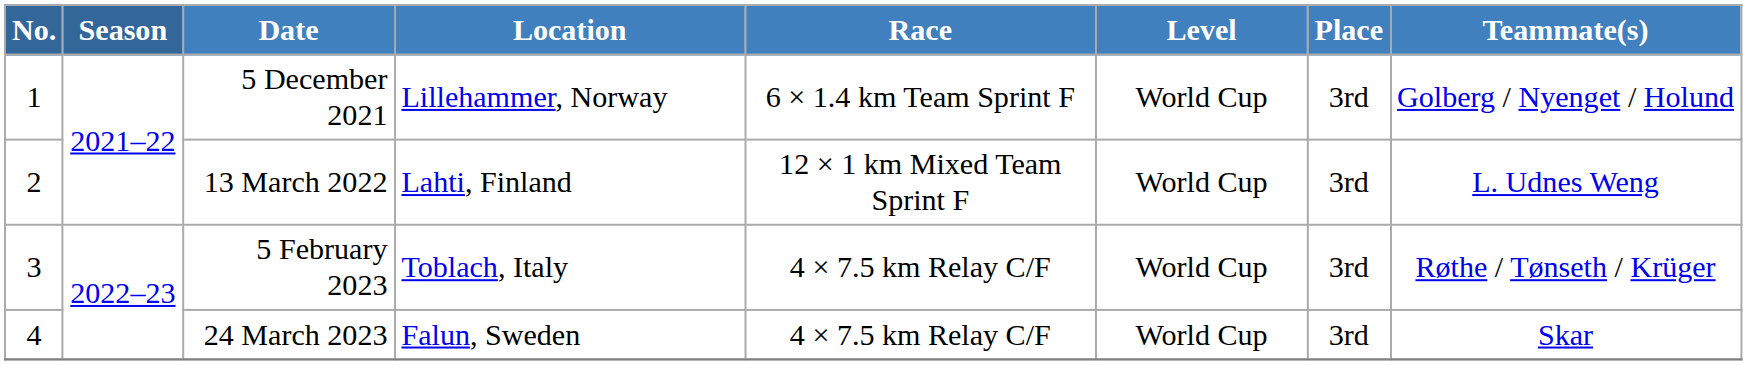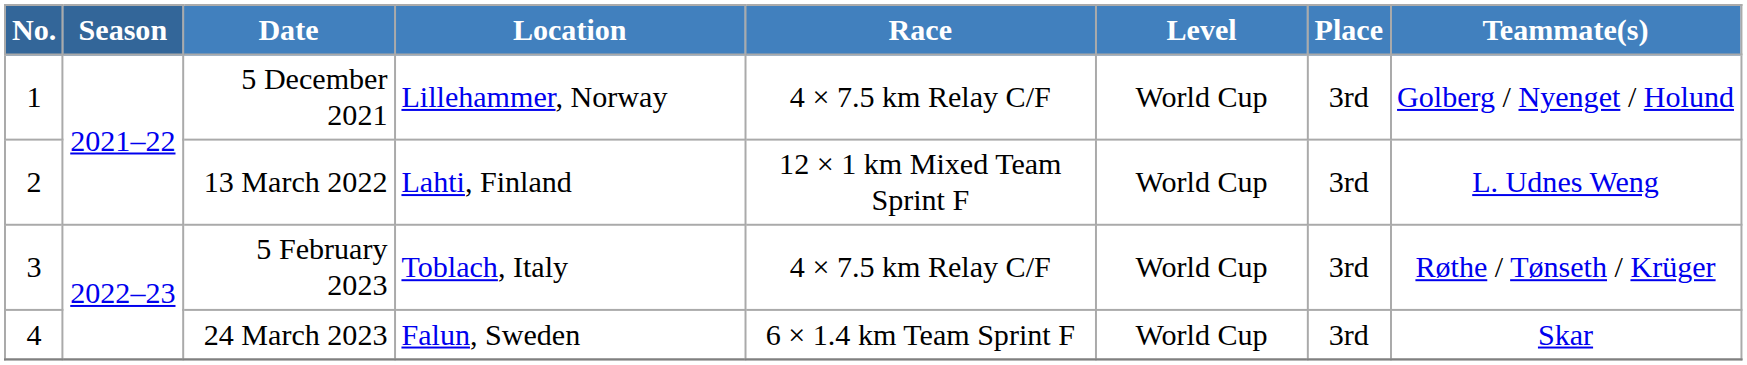(920, 96) 6 × 1.4 km Team Sprint F -> (920, 96) 4 × 7.5 km Relay C/F
(920, 334) 4 × 7.5 km Relay C/F -> (920, 334) 6 × 1.4 km Team Sprint F
